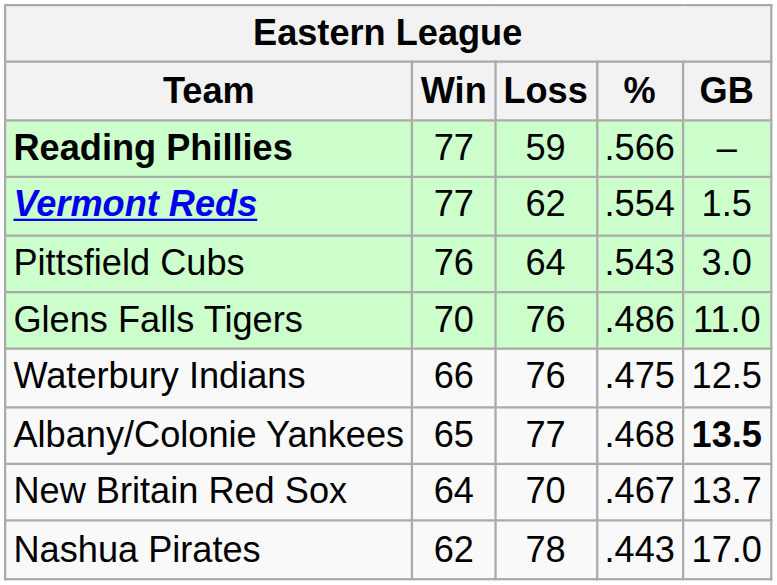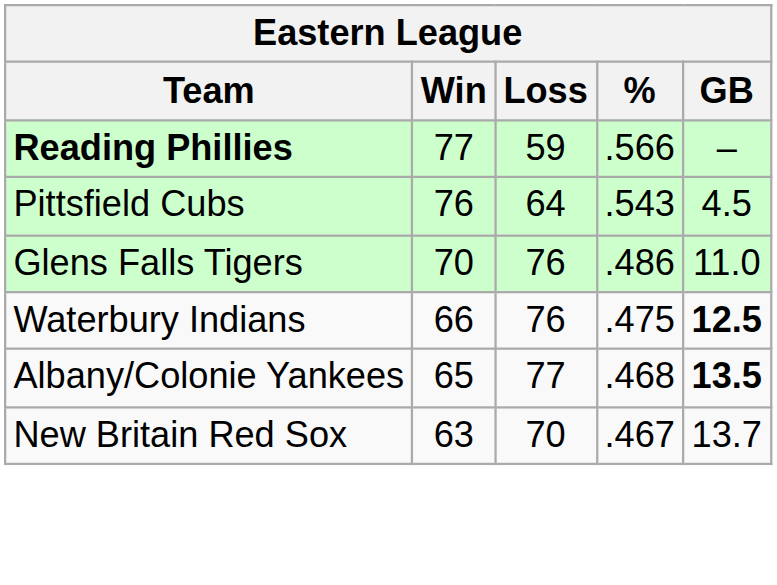- row: (135, 205)
(727, 262) 3.0 -> (727, 205) 4.5
(727, 377) normal -> (727, 319) bold
(454, 491) 64 -> (454, 434) 63
- row: (137, 549)
